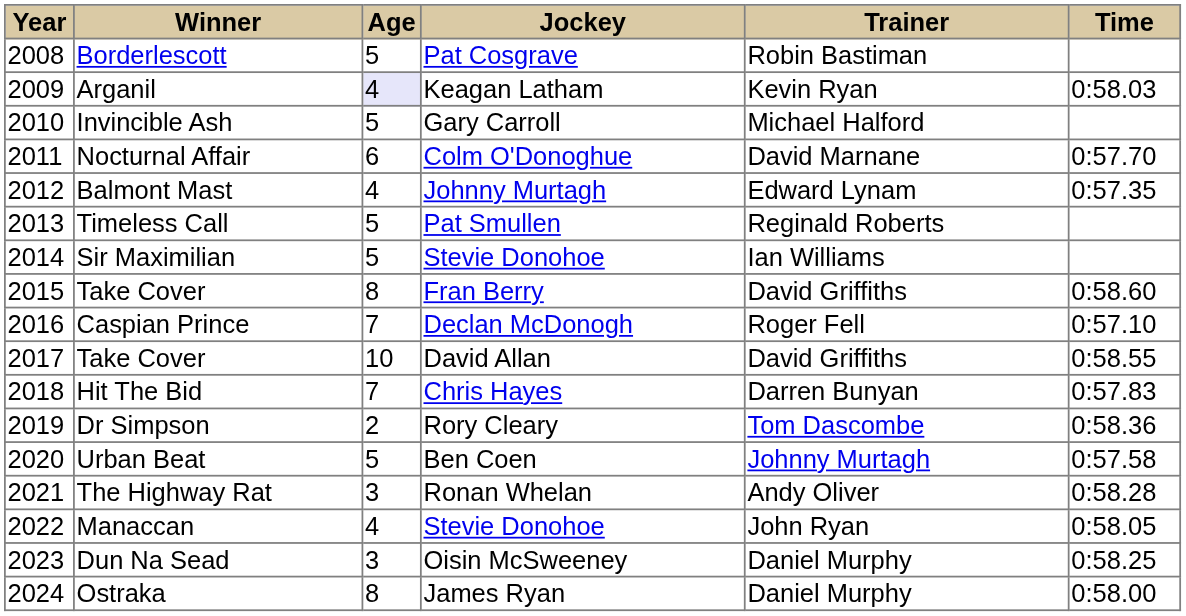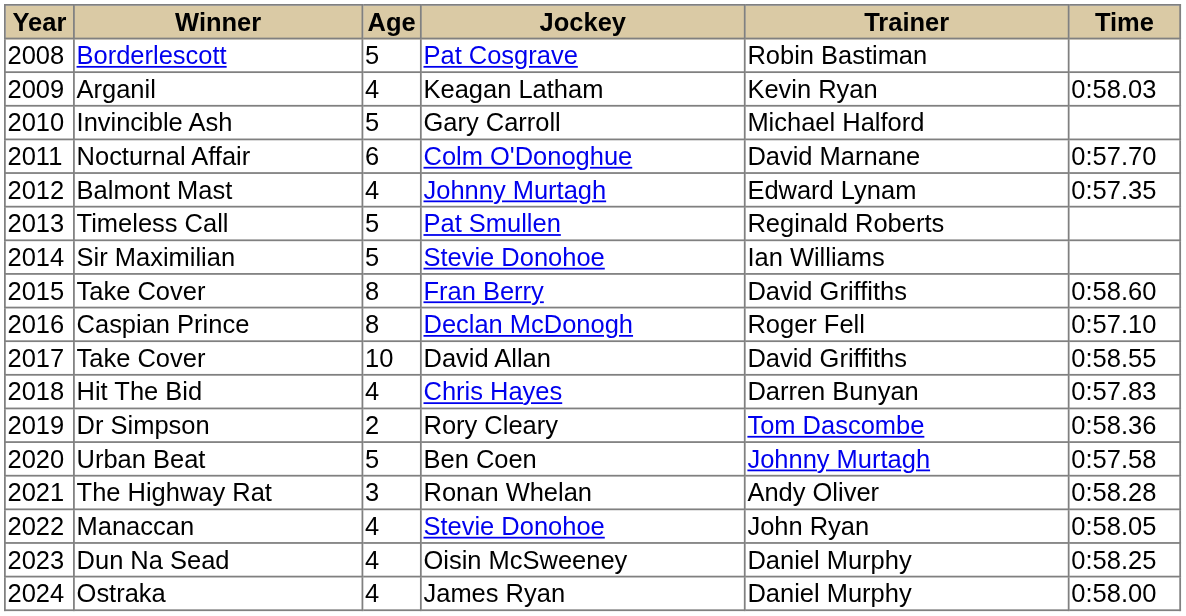(372, 89) lavender background -> (372, 89) no background
(372, 324) 7 -> (372, 324) 8
(372, 392) 7 -> (372, 392) 4
(372, 560) 3 -> (372, 560) 4
(372, 593) 8 -> (372, 593) 4
